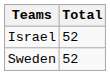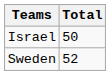(70, 37) 52 -> (70, 37) 50
